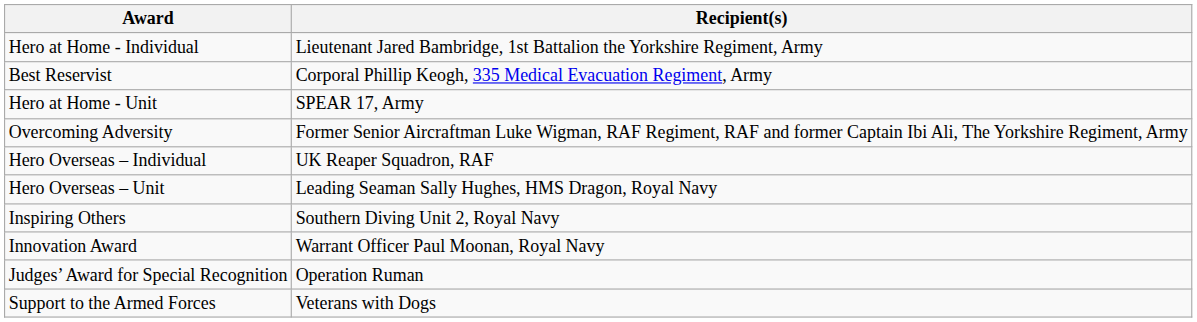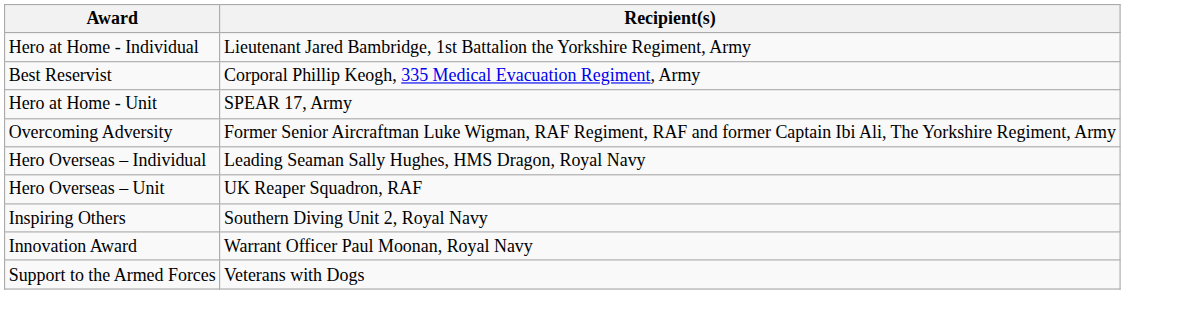(395, 160) UK Reaper Squadron, RAF -> (435, 160) Leading Seaman Sally Hughes, HMS Dragon, Royal Navy
(506, 189) Leading Seaman Sally Hughes, HMS Dragon, Royal Navy -> (323, 189) UK Reaper Squadron, RAF
- row: (148, 274)
